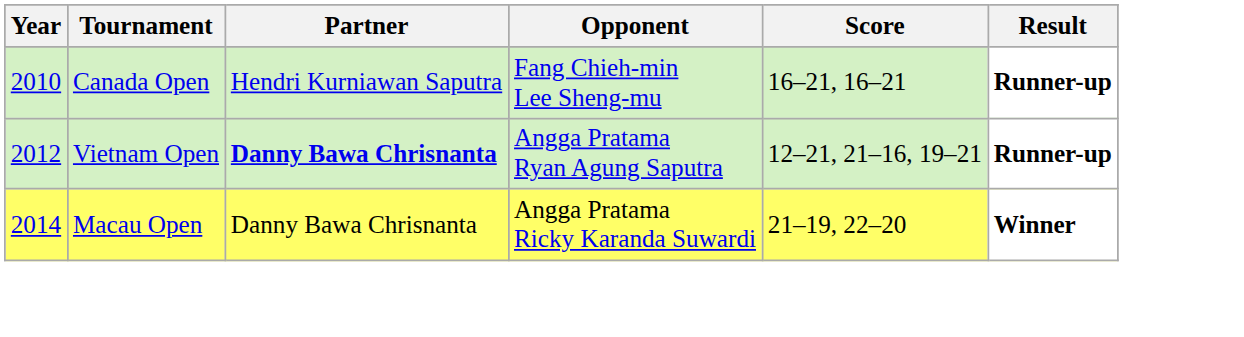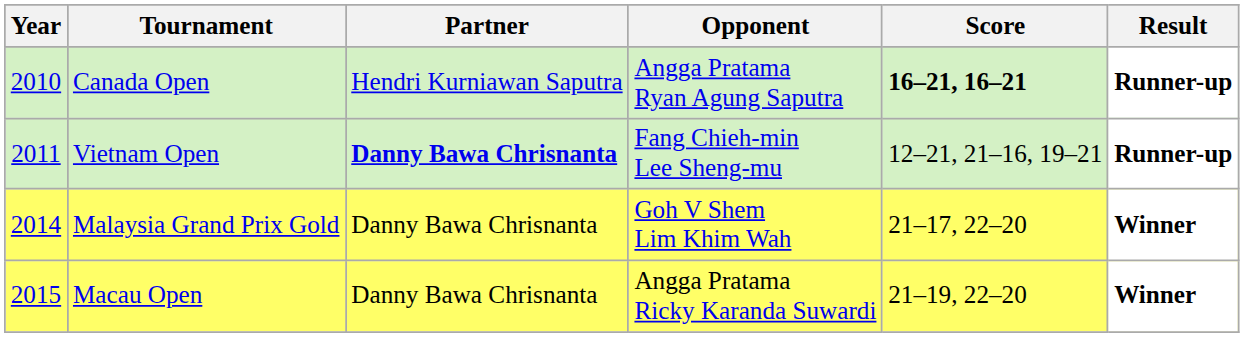(596, 82) Fang Chieh-min Lee Sheng-mu -> (739, 82) Angga Pratama Ryan Agung Saputra
(837, 82) normal -> (958, 82) bold
(36, 153) 2012 -> (36, 153) 2011
(618, 153) Angga Pratama Ryan Agung Saputra -> (717, 153) Fang Chieh-min Lee Sheng-mu
+ row: (206, 224)
(36, 224) 2014 -> (36, 296) 2015
